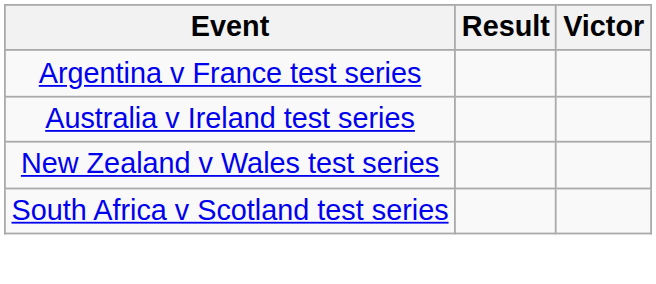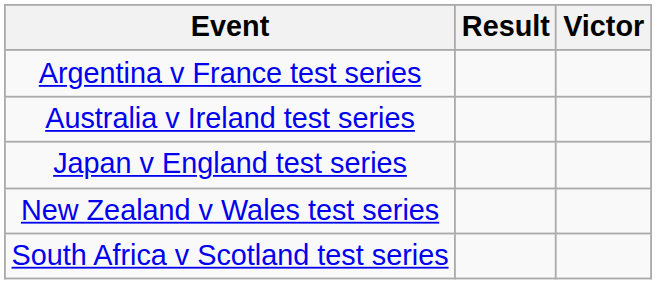+ row: (230, 164)
